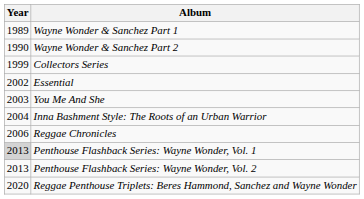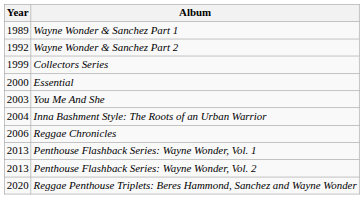(18, 47) 1990 -> (18, 47) 1992
(18, 82) 2002 -> (18, 82) 2000
(18, 151) lightgrey background -> (18, 151) no background
